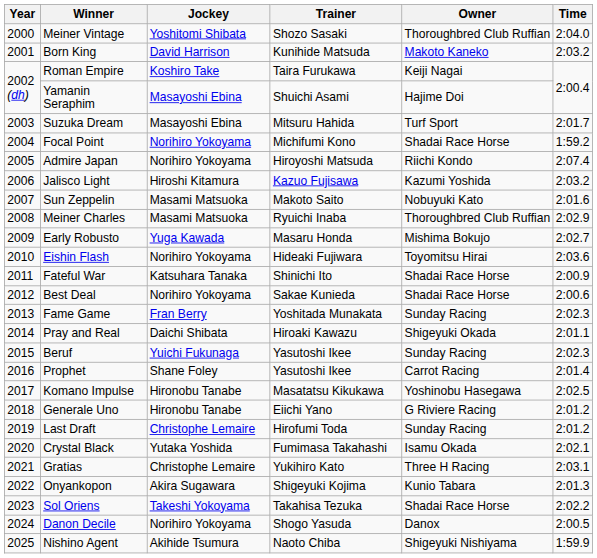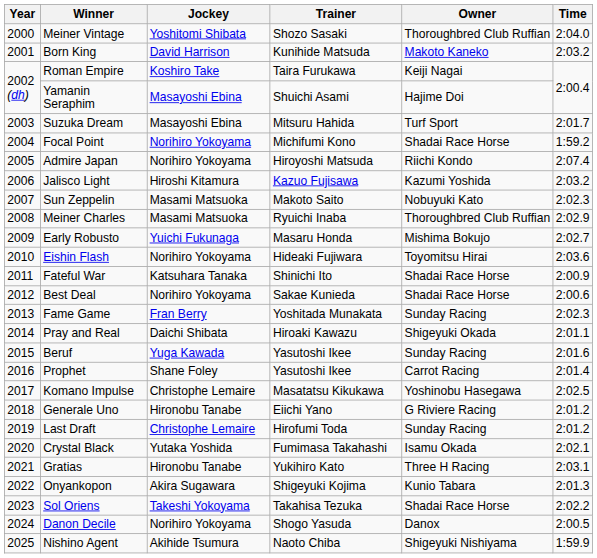(573, 200) 2:01.6 -> (573, 200) 2:02.3
(187, 238) Yuga Kawada -> (194, 238) Yuichi Fukunaga
(194, 353) Yuichi Fukunaga -> (187, 353) Yuga Kawada
(573, 353) 2:02.3 -> (573, 353) 2:01.6
(196, 391) Hironobu Tanabe -> (202, 391) Christophe Lemaire
(202, 467) Christophe Lemaire -> (196, 467) Hironobu Tanabe
